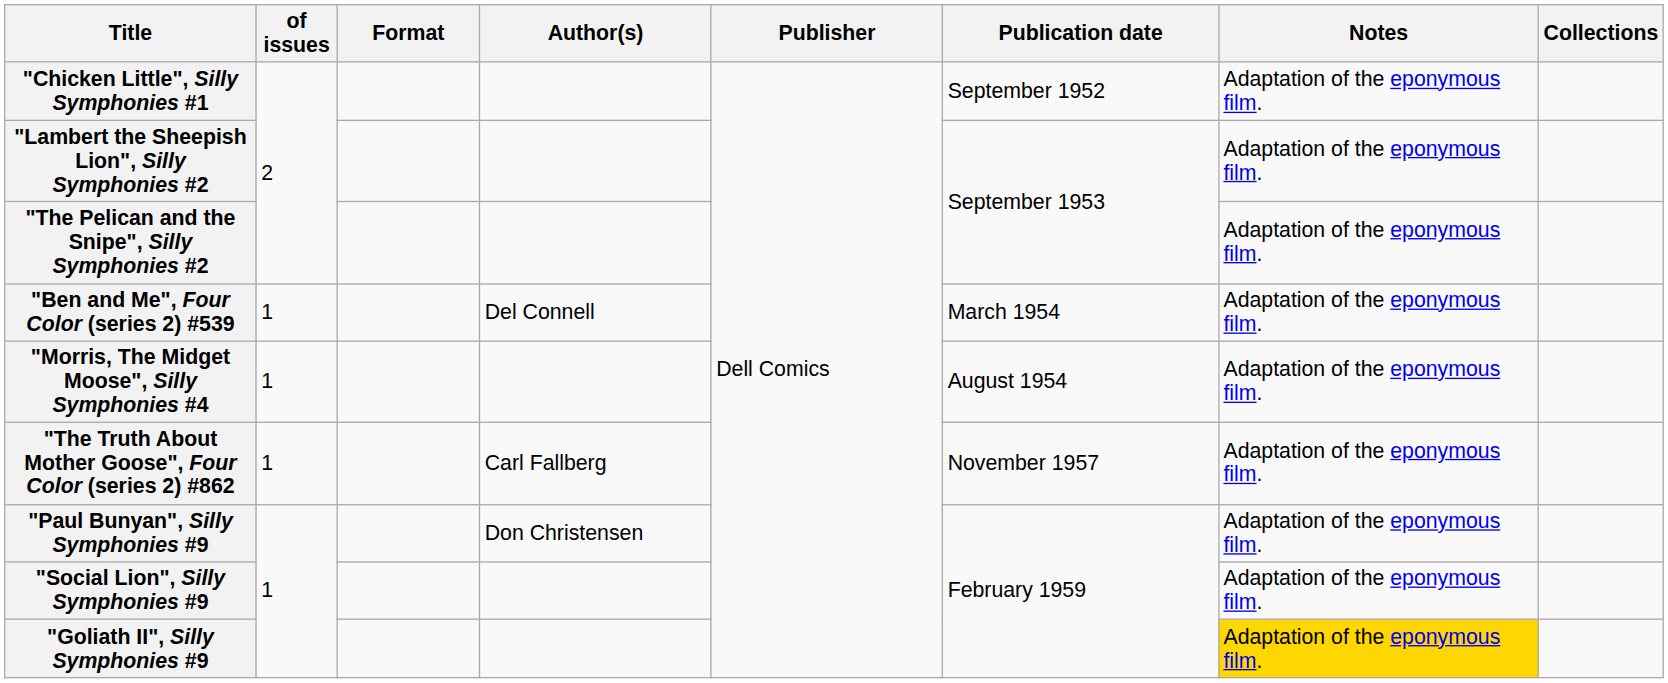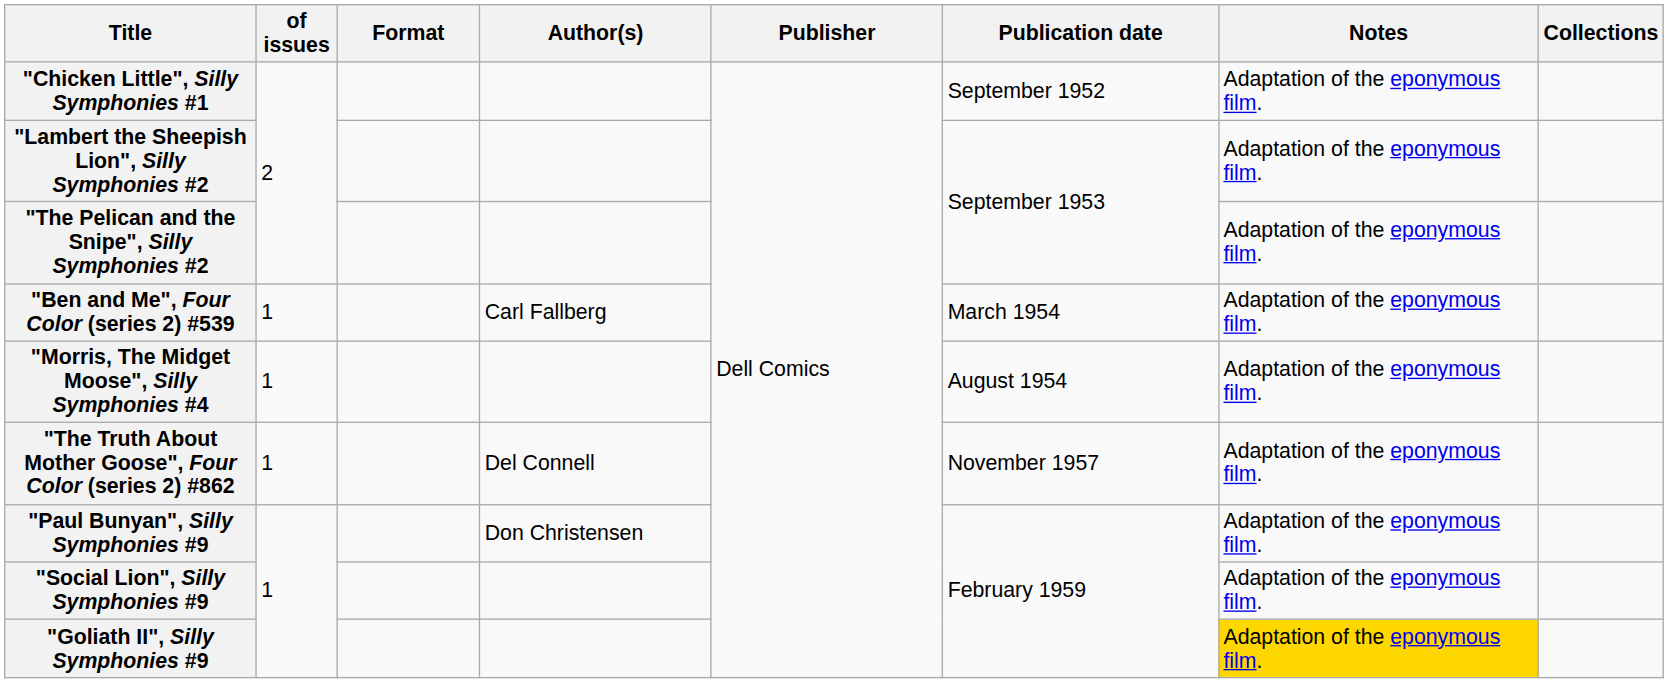(540, 311) Del Connell -> (546, 311) Carl Fallberg
(546, 463) Carl Fallberg -> (540, 463) Del Connell
